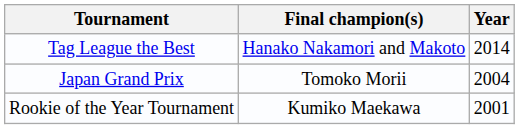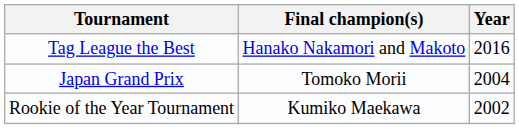(492, 48) 2014 -> (492, 48) 2016
(492, 107) 2001 -> (492, 107) 2002
